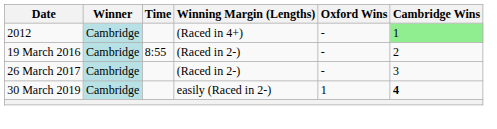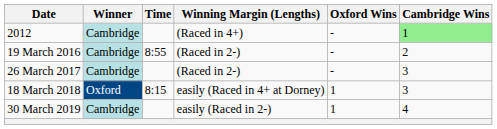+ row: (44, 90)
(396, 90) bold -> (405, 109) normal
